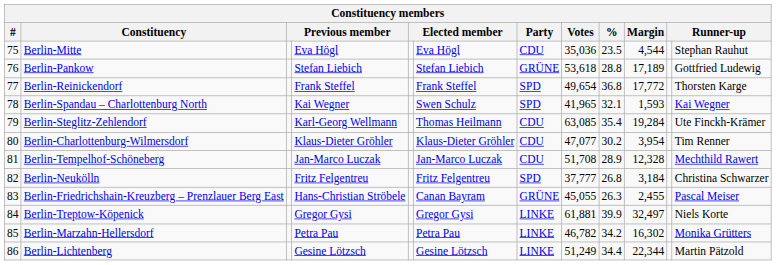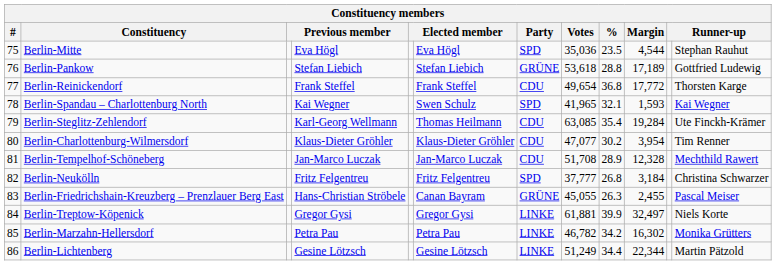(532, 50) CDU -> (530, 50) SPD
(530, 86) SPD -> (532, 86) CDU
